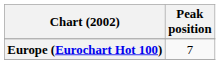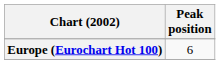(190, 49) 7 -> (190, 49) 6
